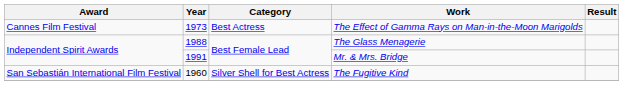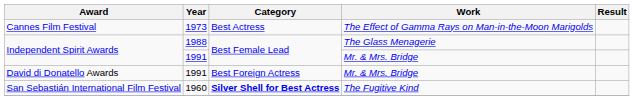+ row: (62, 73)
(270, 73) normal -> (275, 88) bold
